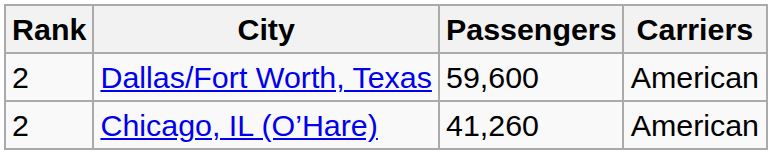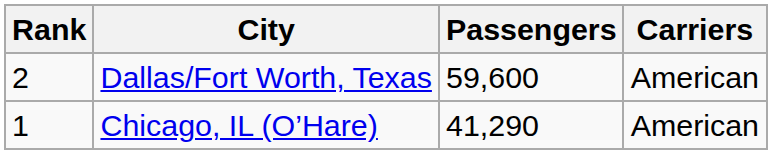(21, 126) 2 -> (21, 126) 1
(492, 126) 41,260 -> (492, 126) 41,290
